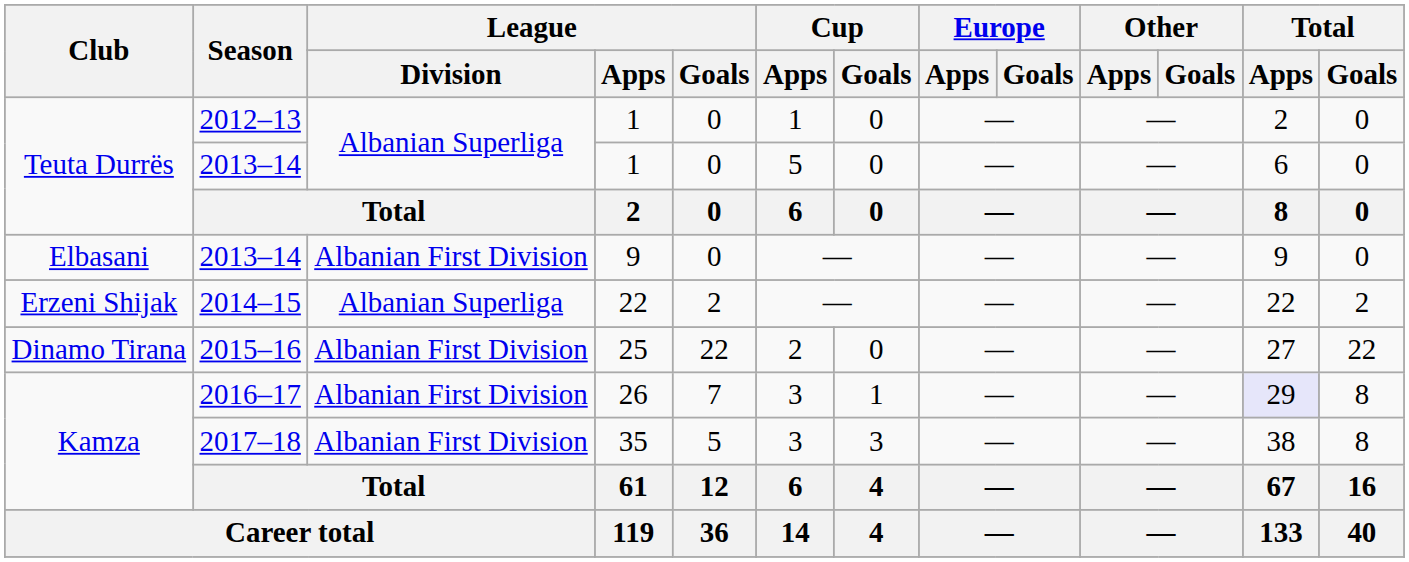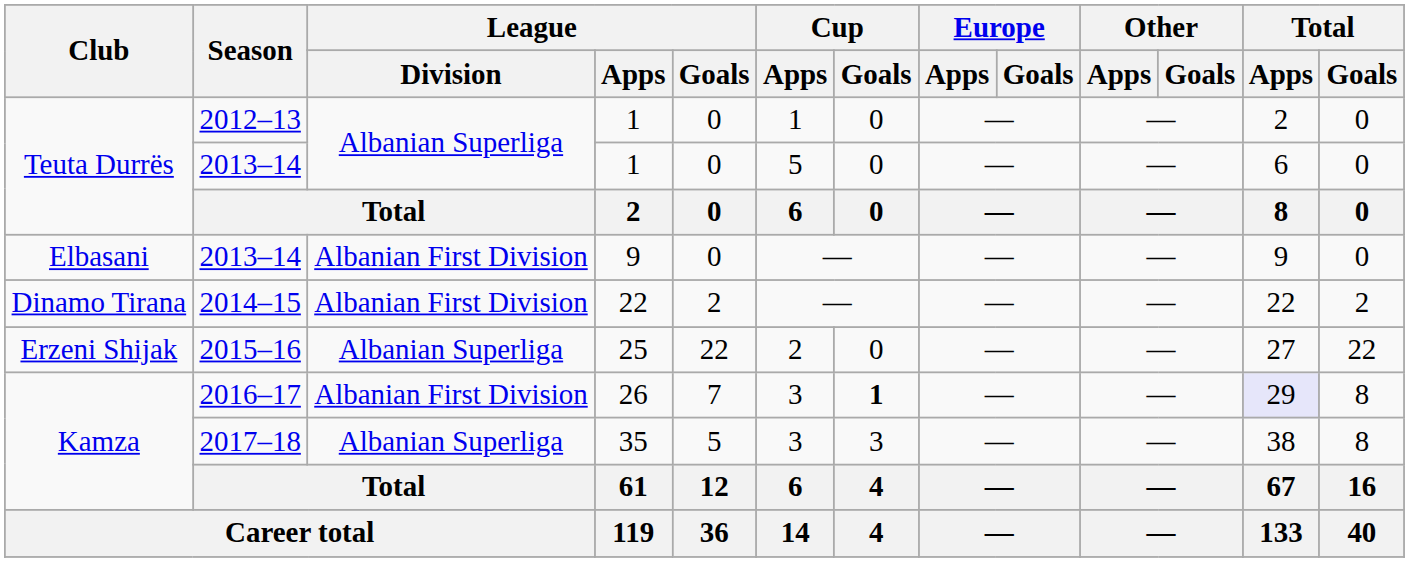(99, 303) Erzeni Shijak -> (99, 303) Dinamo Tirana
(451, 303) Albanian Superliga -> (451, 303) Albanian First Division
(99, 348) Dinamo Tirana -> (99, 348) Erzeni Shijak
(451, 348) Albanian First Division -> (451, 348) Albanian Superliga
(876, 394) normal -> (876, 394) bold
(451, 440) Albanian First Division -> (451, 440) Albanian Superliga
